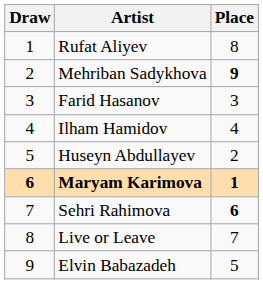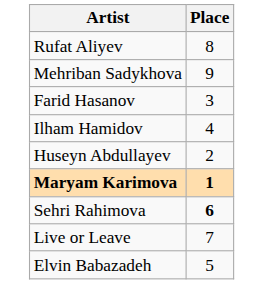- column: (30, 18)
(234, 73) bold -> (210, 73) normal
